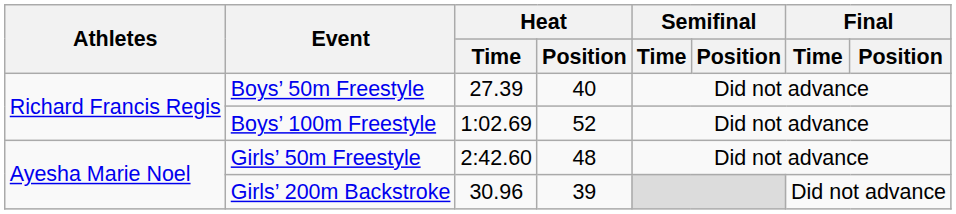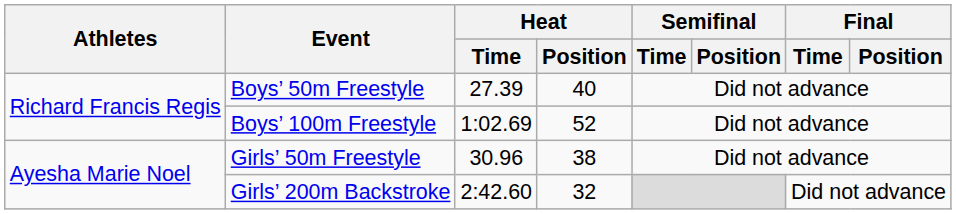(496, 158) 2:42.60 -> (496, 158) 30.96
(584, 158) 48 -> (584, 158) 38
(496, 192) 30.96 -> (496, 192) 2:42.60
(584, 192) 39 -> (584, 192) 32
